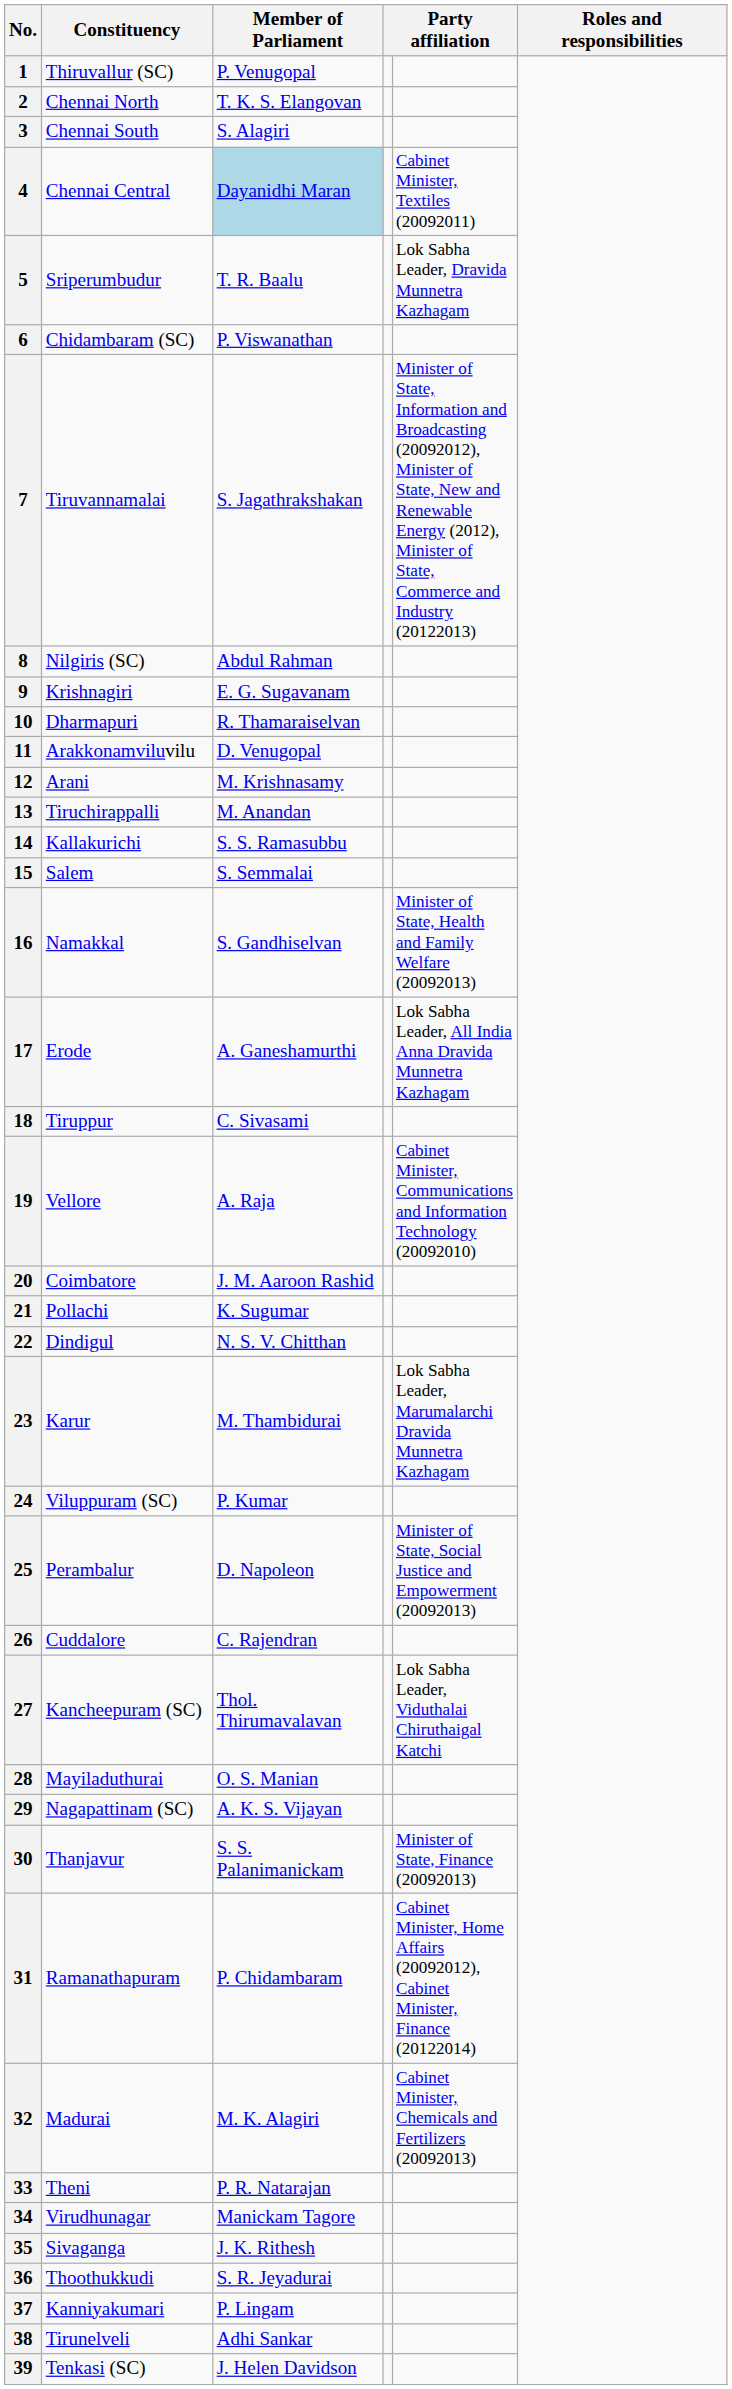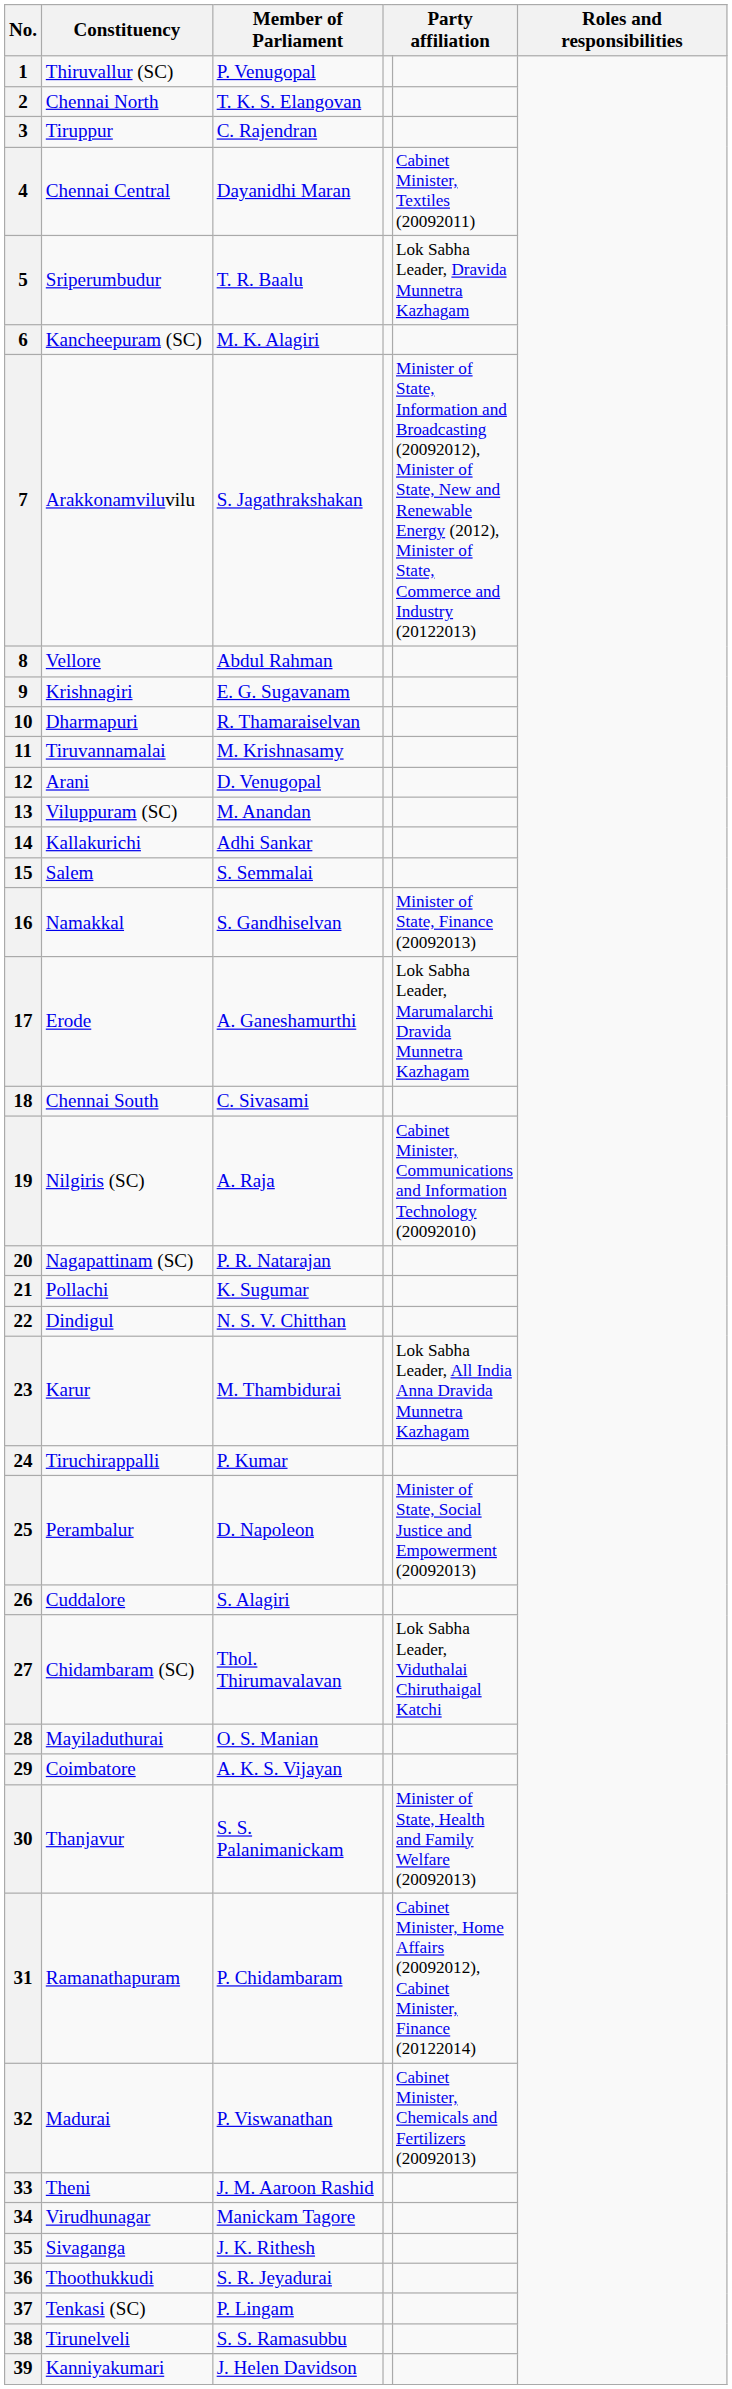(102, 131) Chennai South -> (79, 131) Tiruppur
(253, 131) S. Alagiri -> (267, 131) C. Rajendran
(284, 191) lightblue background -> (284, 191) no background
(120, 339) Chidambaram (SC) -> (124, 339) Kancheepuram (SC)
(275, 339) P. Viswanathan -> (268, 339) M. K. Alagiri
(106, 500) Tiruvannamalai -> (120, 500) Arakkonamviluvilu
(95, 661) Nilgiris (SC) -> (73, 661) Vellore
(120, 751) Arakkonamviluvilu -> (106, 751) Tiruvannamalai
(269, 751) D. Venugopal -> (280, 751) M. Krishnasamy
(280, 781) M. Krishnasamy -> (269, 781) D. Venugopal
(103, 812) Tiruchirappalli -> (112, 812) Viluppuram (SC)
(282, 842) S. S. Ramasubbu -> (265, 842) Adhi Sankar
(440, 942) Minister of State, Health and Family Welfare (20092013) -> (445, 921) Minister of State, Finance (20092013)
(454, 1051) Lok Sabha Leader, All India Anna Dravida Munnetra Kazhagam -> (445, 1021) Lok Sabha Leader, Marumalarchi Dravida Munnetra Kazhagam
(79, 1121) Tiruppur -> (102, 1100) Chennai South
(73, 1200) Vellore -> (95, 1180) Nilgiris (SC)
(91, 1280) Coimbatore -> (120, 1260) Nagapattinam (SC)
(295, 1280) J. M. Aaroon Rashid -> (274, 1260) P. R. Natarajan
(445, 1420) Lok Sabha Leader, Marumalarchi Dravida Munnetra Kazhagam -> (454, 1390) Lok Sabha Leader, All India Anna Dravida Munnetra Kazhagam
(112, 1500) Viluppuram (SC) -> (103, 1460) Tiruchirappalli
(267, 1640) C. Rajendran -> (253, 1599) S. Alagiri
(124, 1709) Kancheepuram (SC) -> (120, 1669) Chidambaram (SC)
(120, 1809) Nagapattinam (SC) -> (91, 1769) Coimbatore
(445, 1859) Minister of State, Finance (20092013) -> (440, 1838) Minister of State, Health and Family Welfare (20092013)
(268, 2117) M. K. Alagiri -> (275, 2117) P. Viswanathan
(274, 2187) P. R. Natarajan -> (295, 2187) J. M. Aaroon Rashid
(105, 2308) Kanniyakumari -> (96, 2308) Tenkasi (SC)
(265, 2338) Adhi Sankar -> (282, 2338) S. S. Ramasubbu
(96, 2368) Tenkasi (SC) -> (105, 2368) Kanniyakumari
